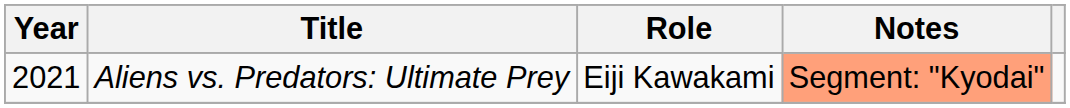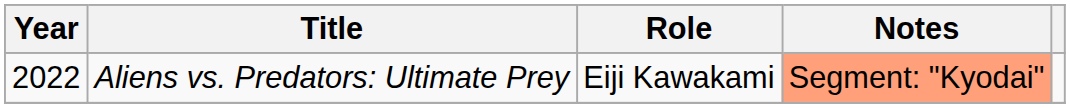(46, 77) 2021 -> (46, 77) 2022
